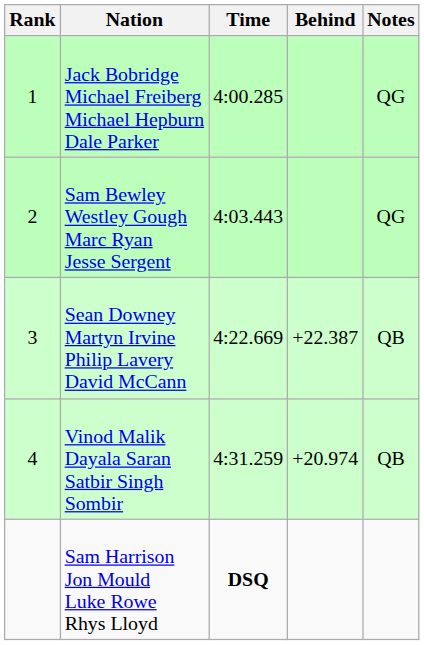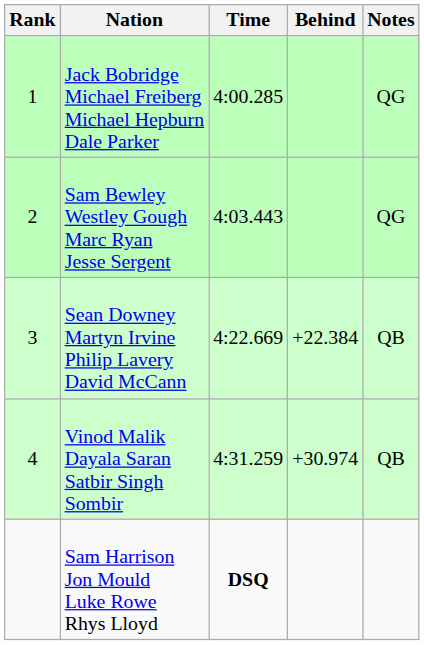(325, 337) +22.387 -> (325, 337) +22.384
(325, 458) +20.974 -> (325, 458) +30.974
